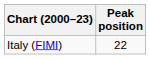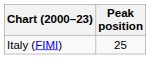(121, 44) 22 -> (121, 44) 25
